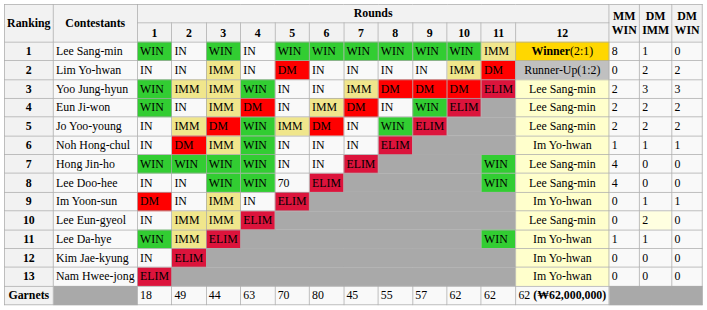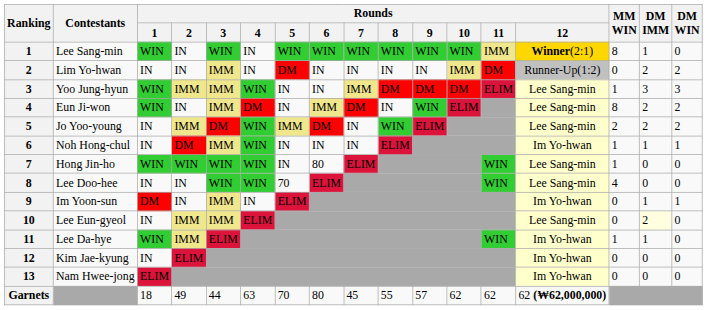(615, 88) 2 -> (615, 88) 1
(615, 107) 2 -> (615, 107) 8
(318, 164) IN -> (318, 164) 80
(615, 164) 4 -> (615, 164) 1
